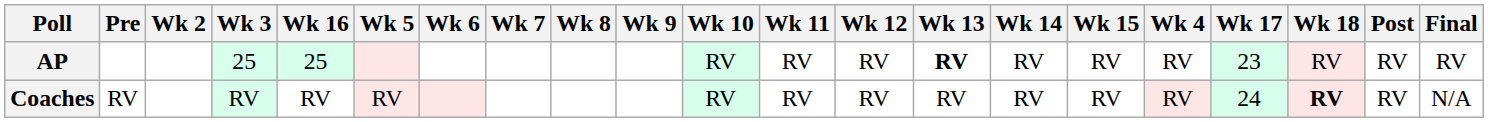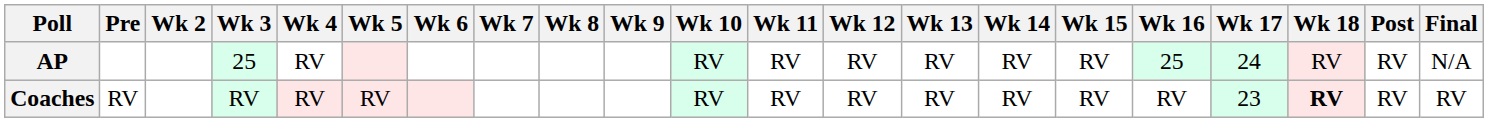columns swapped: (1178, 23) <-> (316, 23)
(951, 60) bold -> (940, 60) normal
(1249, 60) 23 -> (1249, 60) 24
(1451, 60) RV -> (1451, 60) N/A
(1249, 98) 24 -> (1249, 98) 23
(1451, 98) N/A -> (1451, 98) RV
